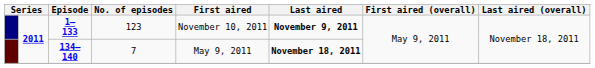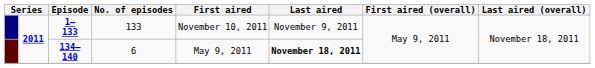(134, 27) 123 -> (134, 27) 133
(316, 27) bold -> (316, 27) normal
(134, 51) 7 -> (134, 51) 6
